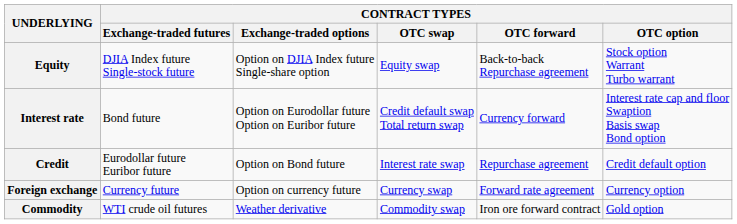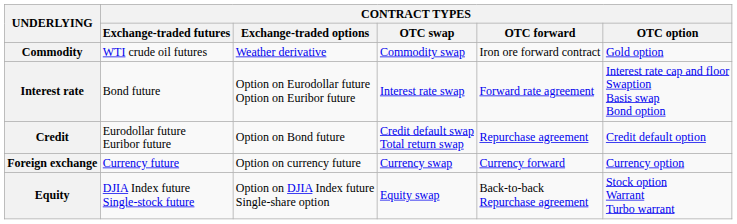rows swapped: (52, 65) <-> (52, 209)
(427, 118) Credit default swap Total return swap -> (422, 91) Interest rate swap
(522, 118) Currency forward -> (537, 91) Forward rate agreement
(422, 164) Interest rate swap -> (427, 137) Credit default swap Total return swap
(537, 190) Forward rate agreement -> (522, 163) Currency forward
